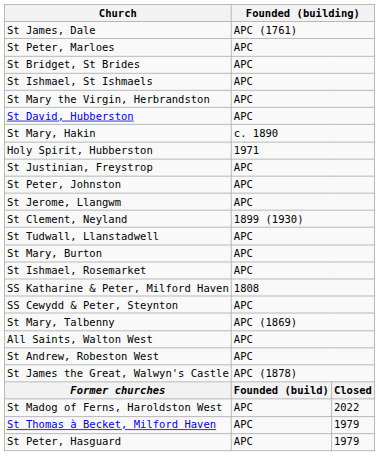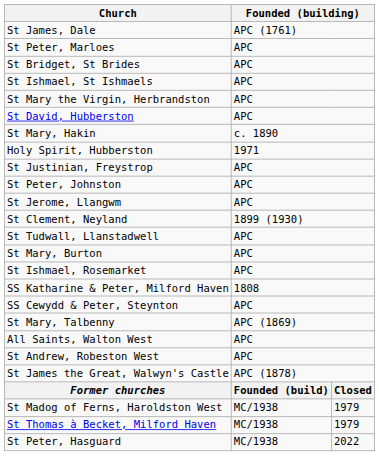(243, 408) APC -> (256, 408) MC/1938
(347, 408) 2022 -> (347, 408) 1979
(243, 425) APC -> (256, 425) MC/1938
(243, 442) APC -> (256, 442) MC/1938
(347, 442) 1979 -> (347, 442) 2022
